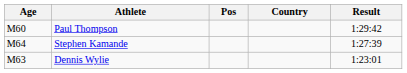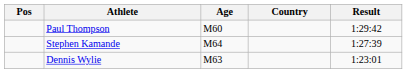columns swapped: (229, 12) <-> (28, 12)
